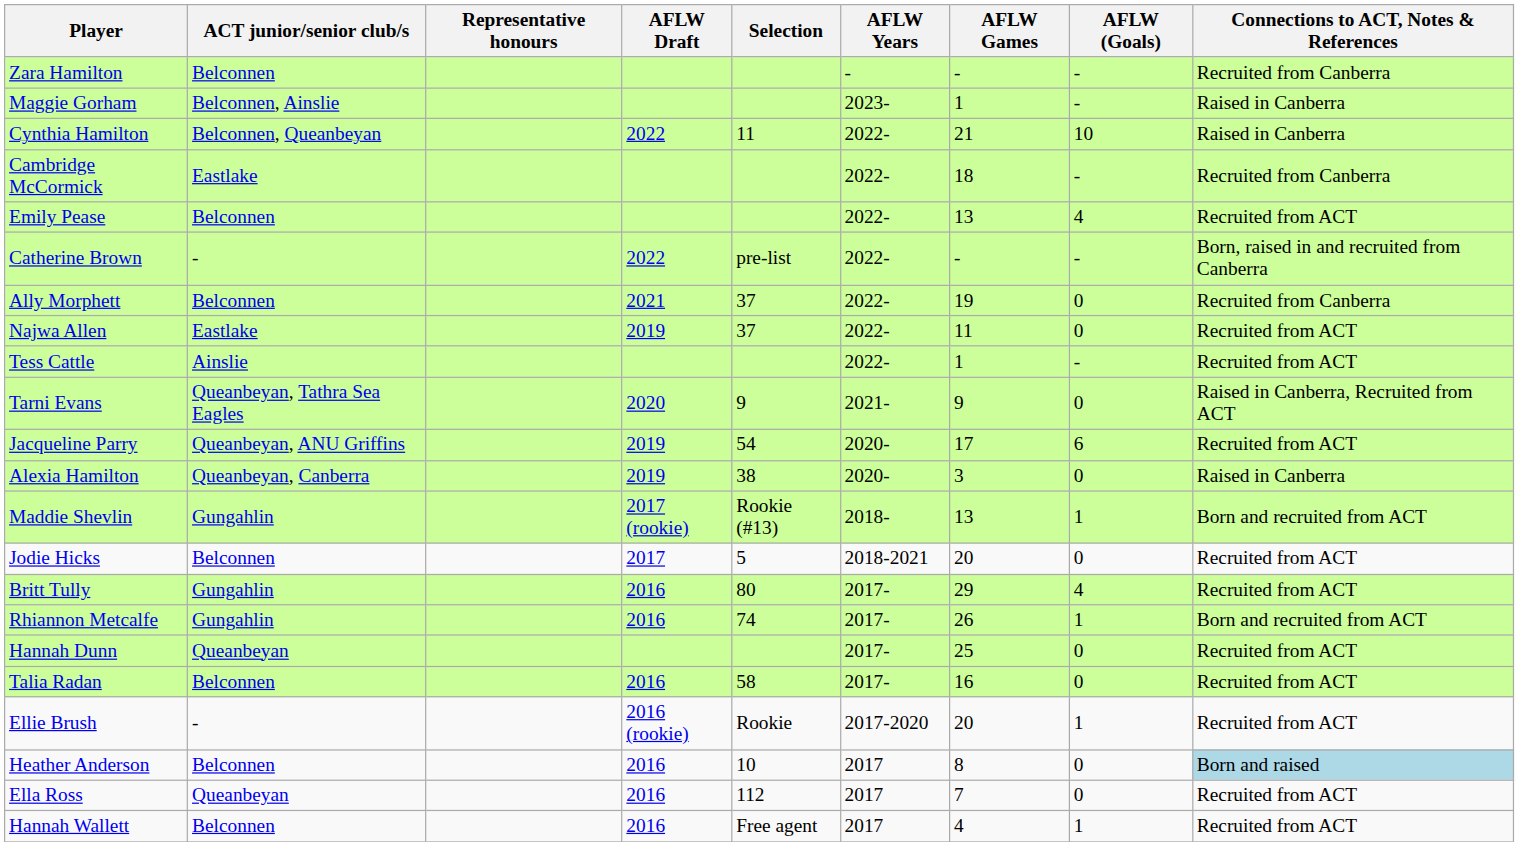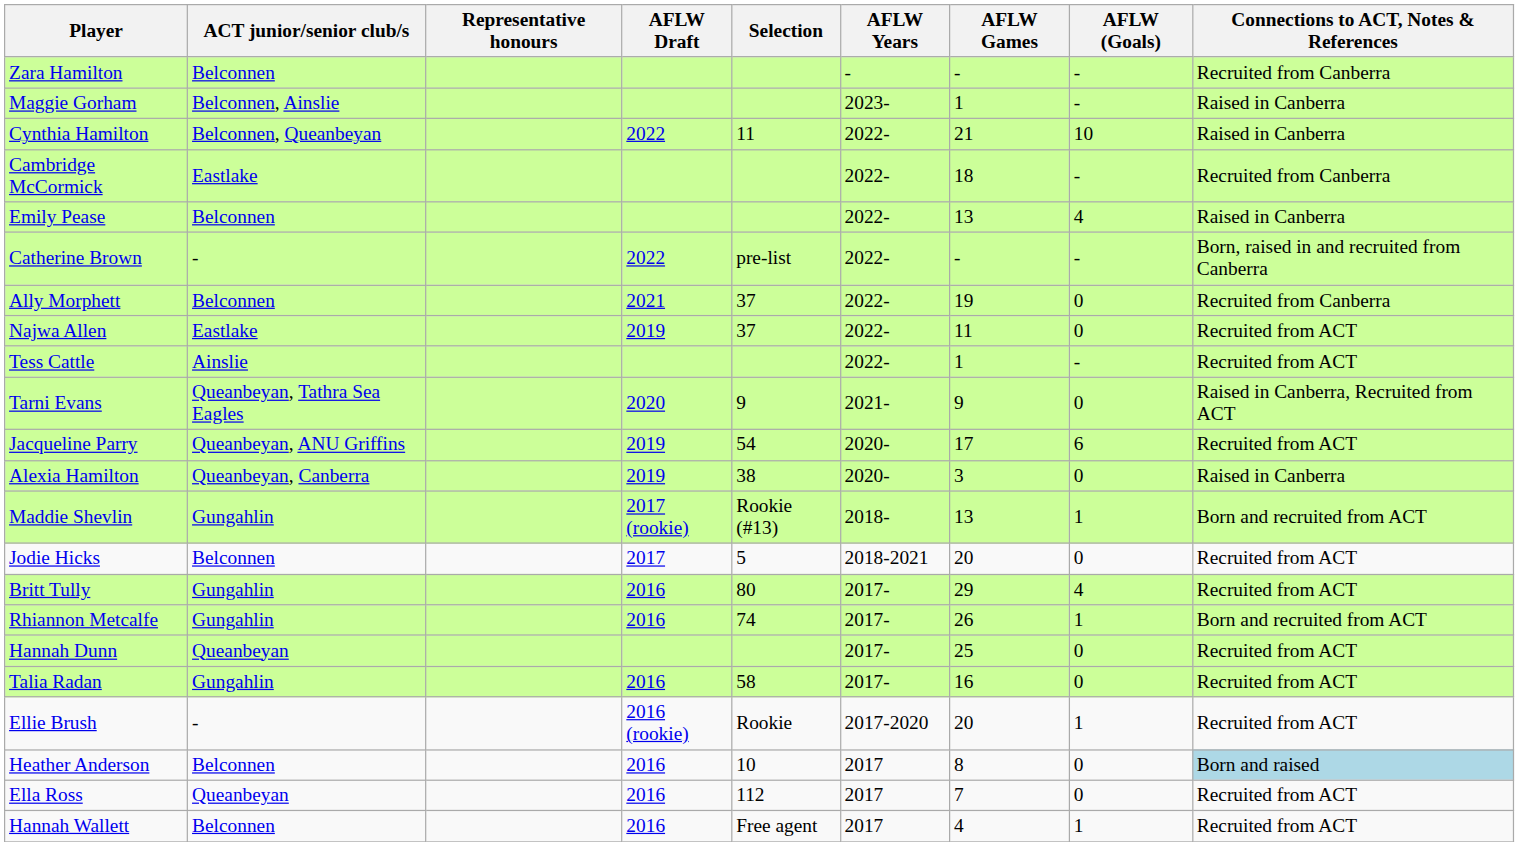(1277, 216) Recruited from ACT -> (1271, 216) Raised in Canberra
(233, 681) Belconnen -> (233, 681) Gungahlin
